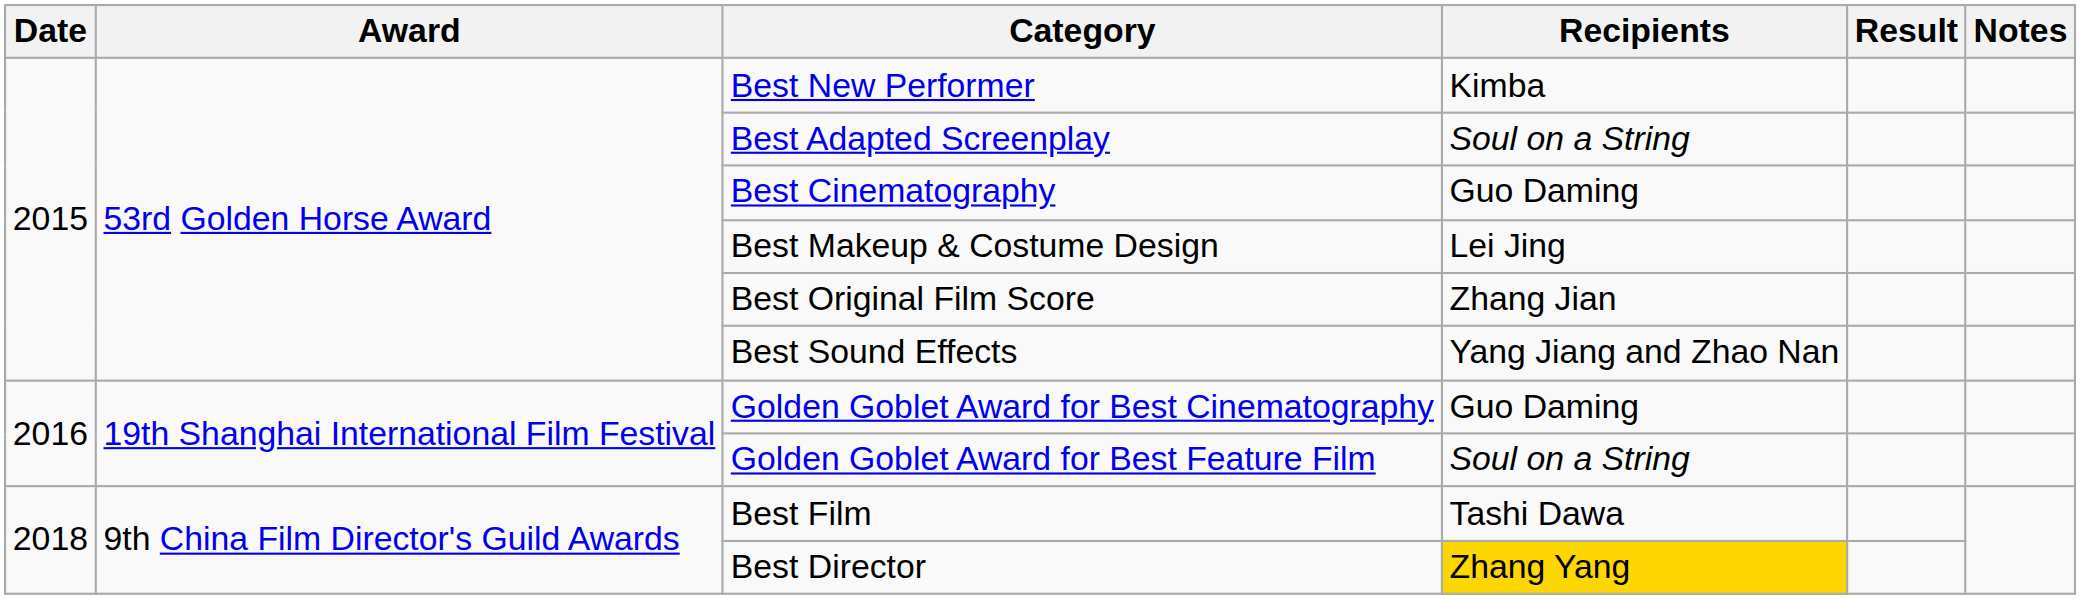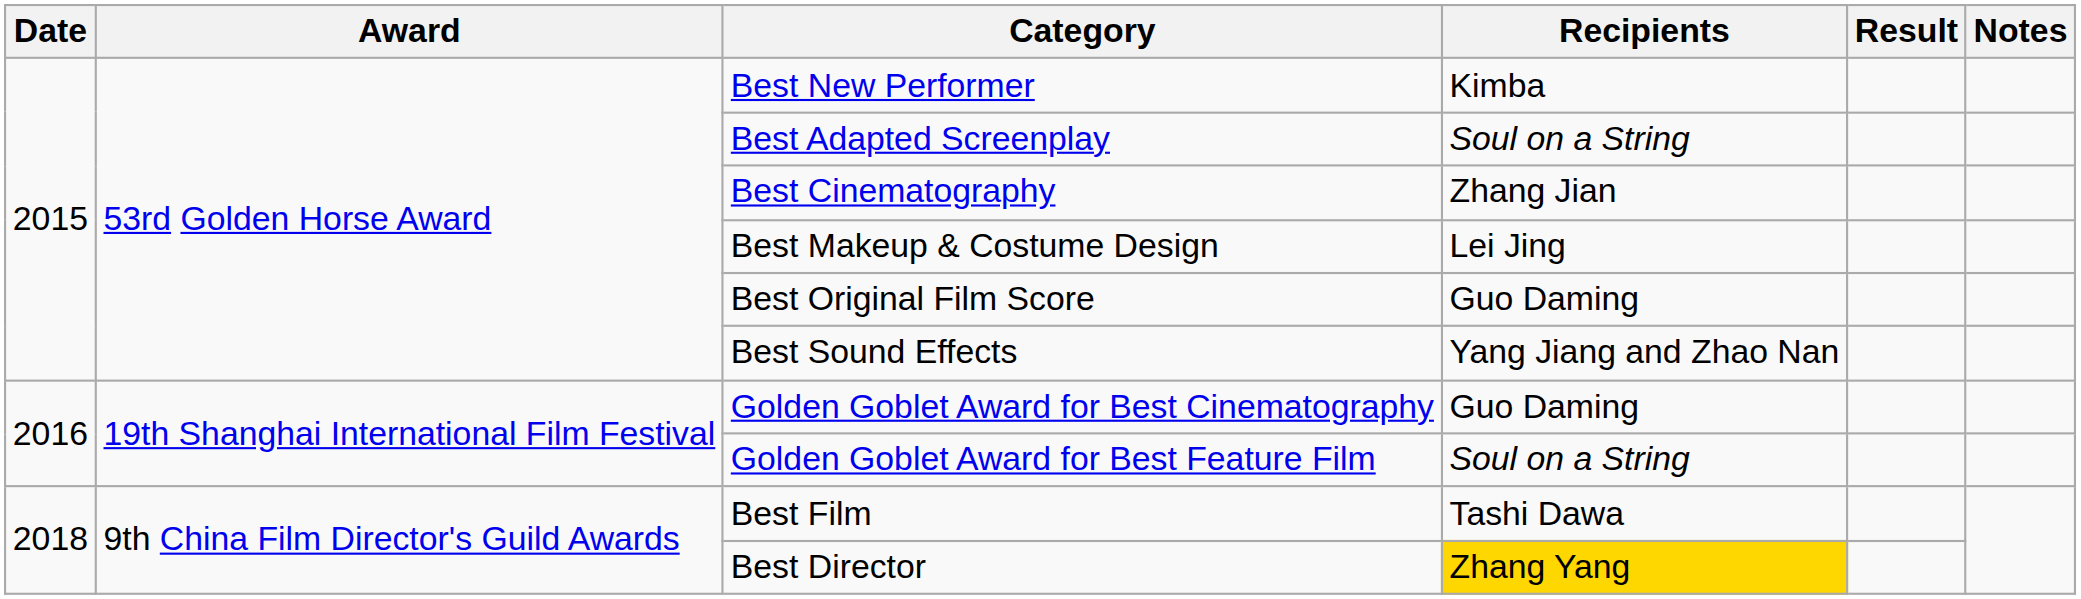(1544, 191) Guo Daming -> (1533, 191) Zhang Jian
(1533, 298) Zhang Jian -> (1544, 298) Guo Daming
